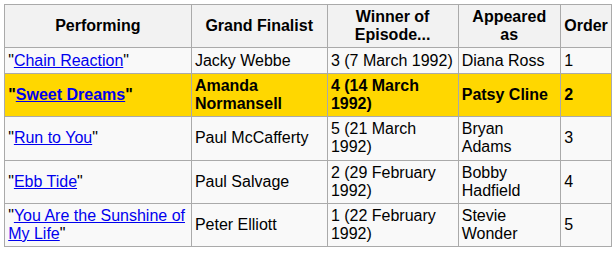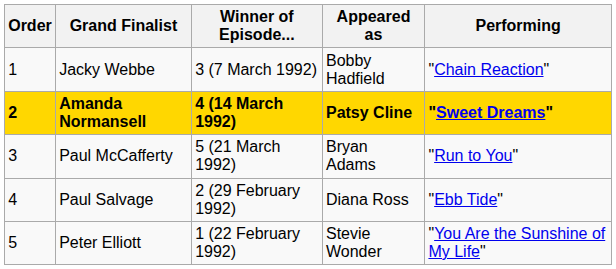columns swapped: (586, 26) <-> (98, 26)
(503, 60) Diana Ross -> (355, 69) Bobby Hadfield
(491, 181) Bobby Hadfield -> (367, 199) Diana Ross
